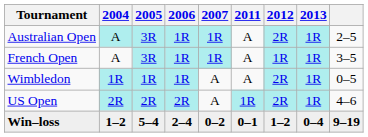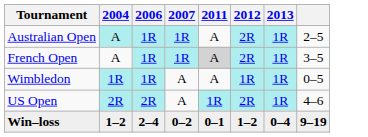- column: (149, 15)
(248, 57) no background -> (214, 57) lightgrey background
(280, 57) 1R -> (247, 57) 2R
(280, 79) 2R -> (247, 79) 1R
